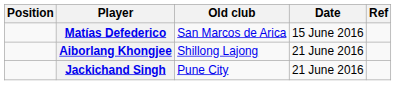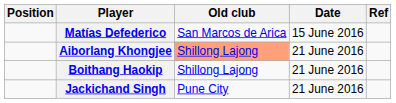(218, 51) no background -> (218, 51) lightsalmon background
+ row: (115, 70)
